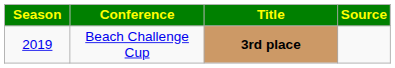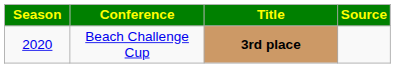(37, 44) 2019 -> (37, 44) 2020
